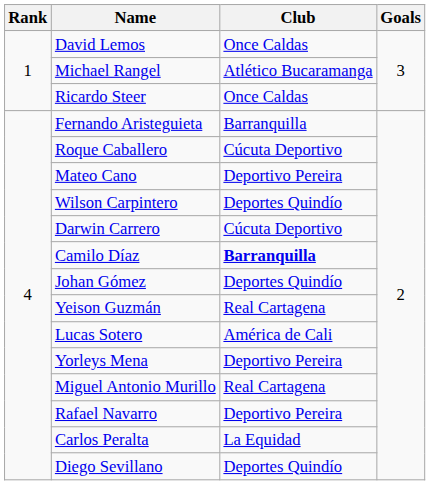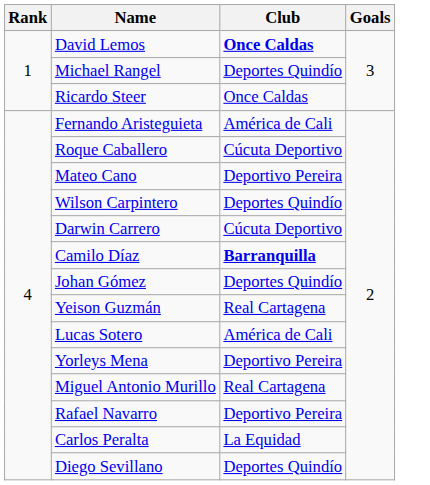(266, 44) normal -> (268, 44) bold
(298, 70) Atlético Bucaramanga -> (283, 70) Deportes Quindío
(265, 123) Barranquilla -> (278, 123) América de Cali
